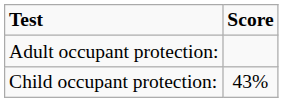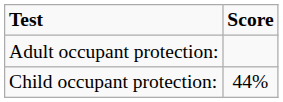(250, 81) 43% -> (250, 81) 44%
